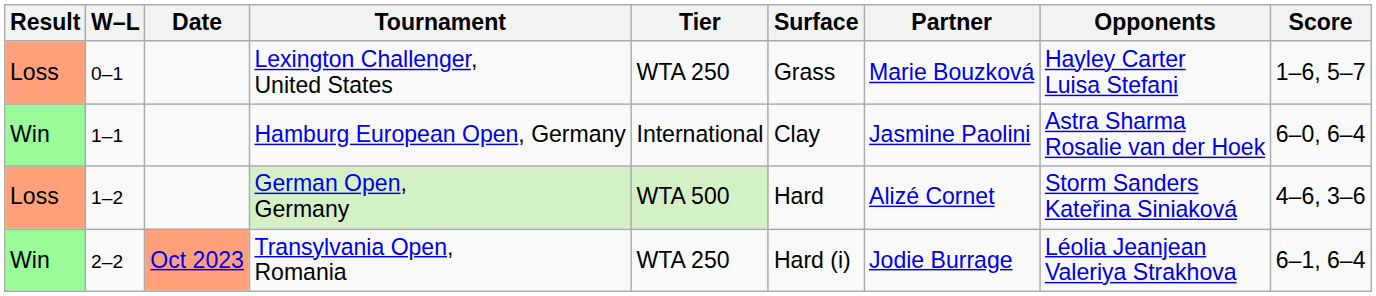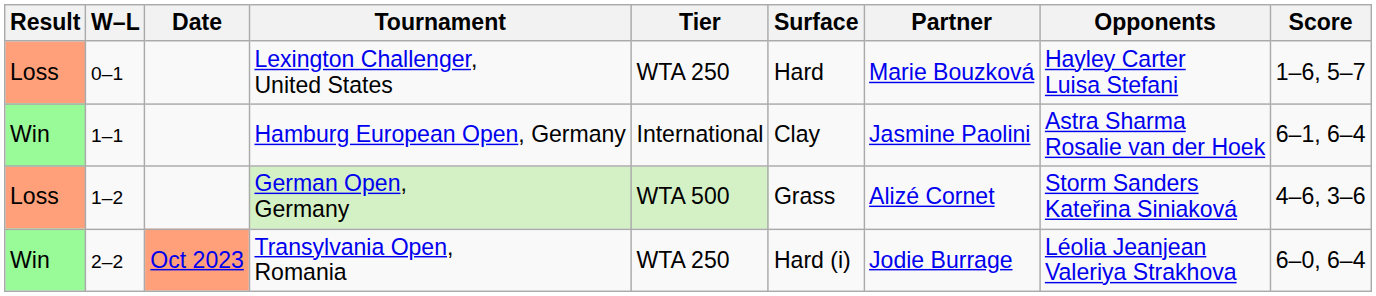(805, 72) Grass -> (799, 72) Hard
(1321, 134) 6–0, 6–4 -> (1321, 134) 6–1, 6–4
(799, 197) Hard -> (805, 197) Grass
(1321, 259) 6–1, 6–4 -> (1321, 259) 6–0, 6–4
